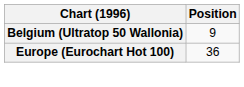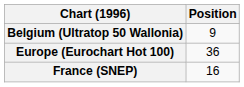+ row: (95, 71)
